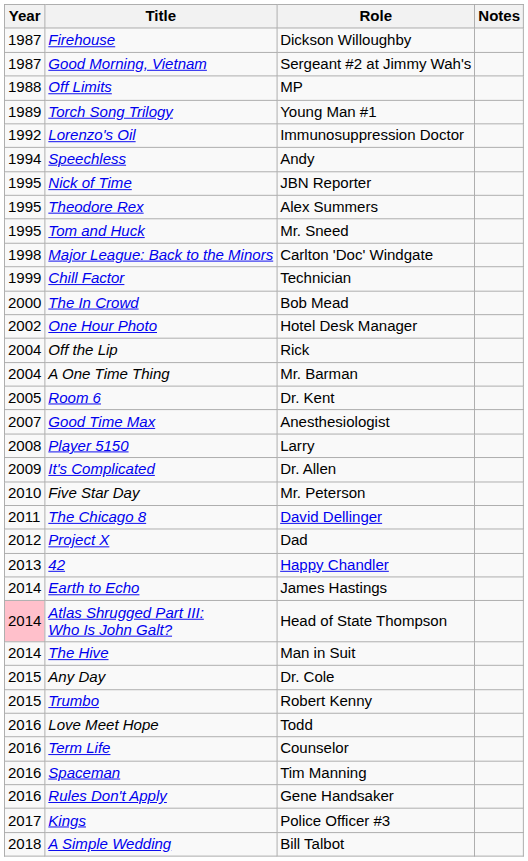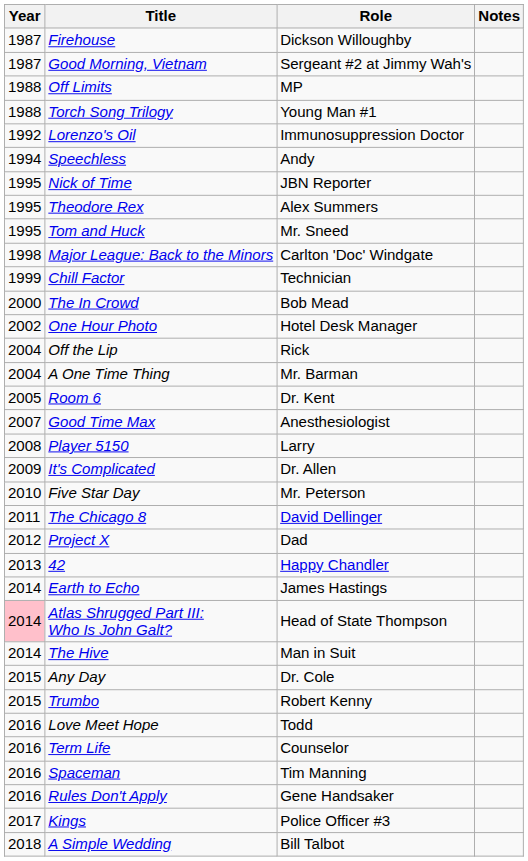(25, 111) 1989 -> (25, 111) 1988
